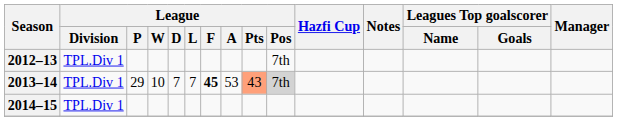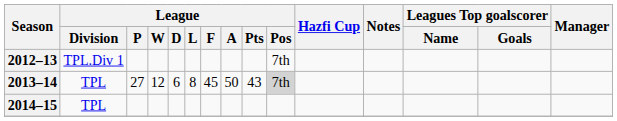(94, 82) TPL.Div 1 -> (94, 82) TPL
(137, 82) 29 -> (137, 82) 27
(158, 82) 10 -> (158, 82) 12
(176, 82) 7 -> (176, 82) 6
(193, 82) 7 -> (193, 82) 8
(211, 82) bold -> (211, 82) normal
(231, 82) 53 -> (231, 82) 50
(254, 82) lightsalmon background -> (254, 82) no background
(94, 104) TPL.Div 1 -> (94, 104) TPL
